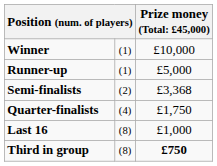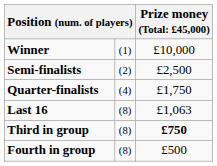- row: (37, 69)
(174, 89) £3,368 -> (174, 69) £2,500
(174, 130) £1,000 -> (174, 110) £1,063
+ row: (51, 150)
